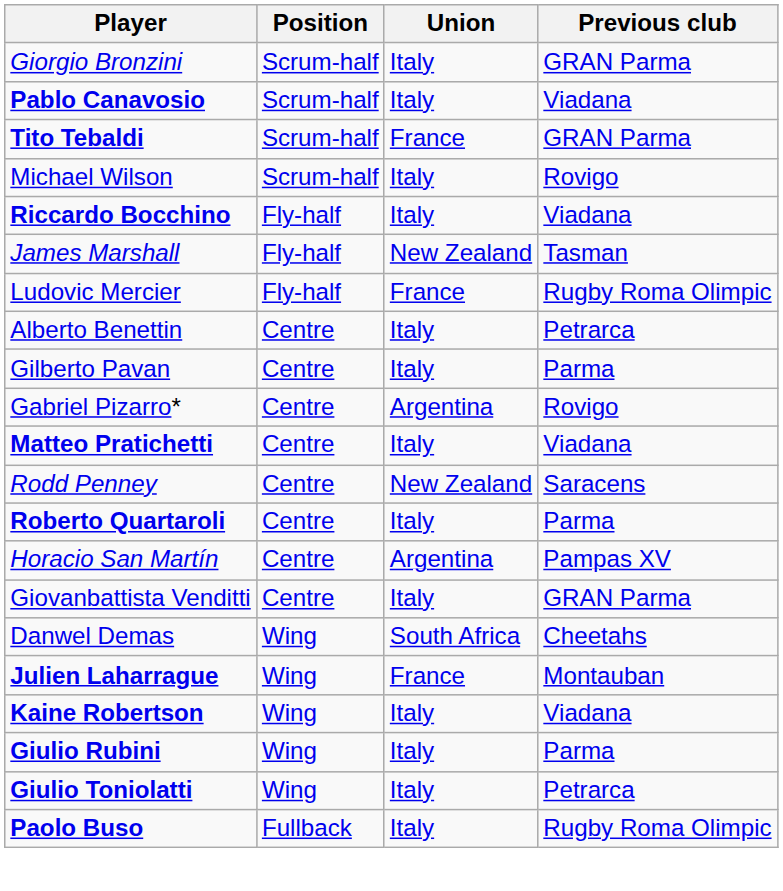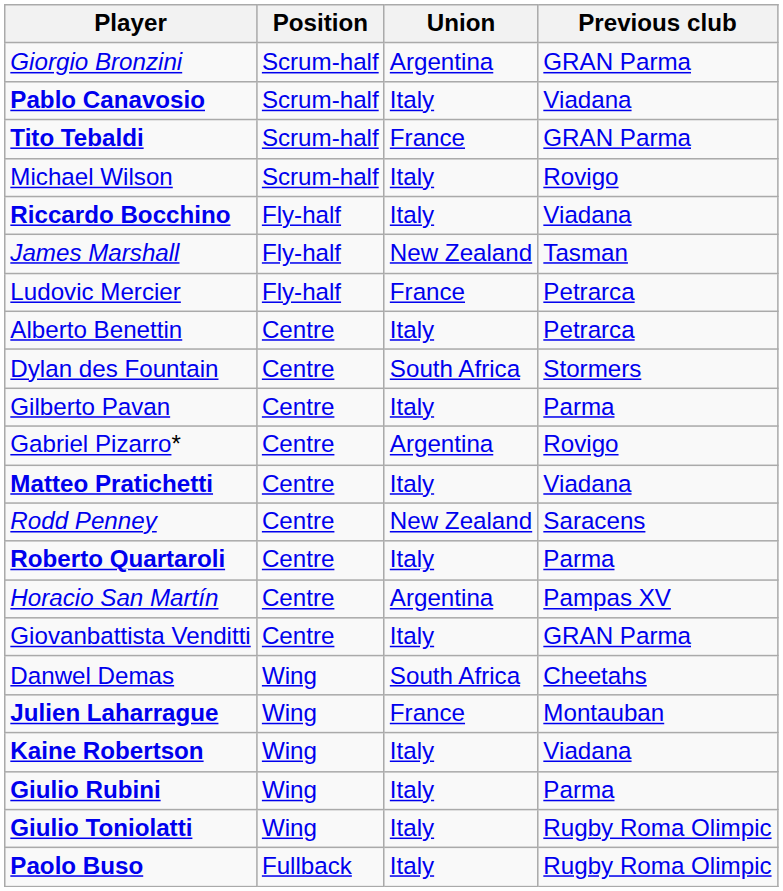(412, 61) Italy -> (442, 61) Argentina
(657, 291) Rugby Roma Olimpic -> (589, 291) Petrarca
+ row: (114, 368)
(589, 789) Petrarca -> (657, 828) Rugby Roma Olimpic
